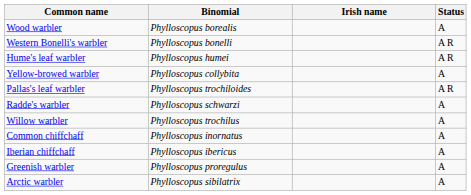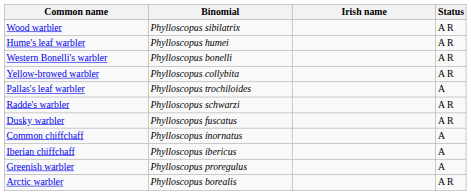(193, 27) Phylloscopus borealis -> (195, 27) Phylloscopus sibilatrix
(442, 27) A -> (446, 27) A R
rows swapped: (57, 43) <-> (46, 58)
(442, 74) A -> (446, 74) A R
(446, 89) A R -> (442, 89) A
(442, 105) A -> (446, 105) A R
+ row: (35, 120)
- row: (37, 120)
(195, 182) Phylloscopus sibilatrix -> (193, 182) Phylloscopus borealis
(442, 182) A -> (446, 182) A R
